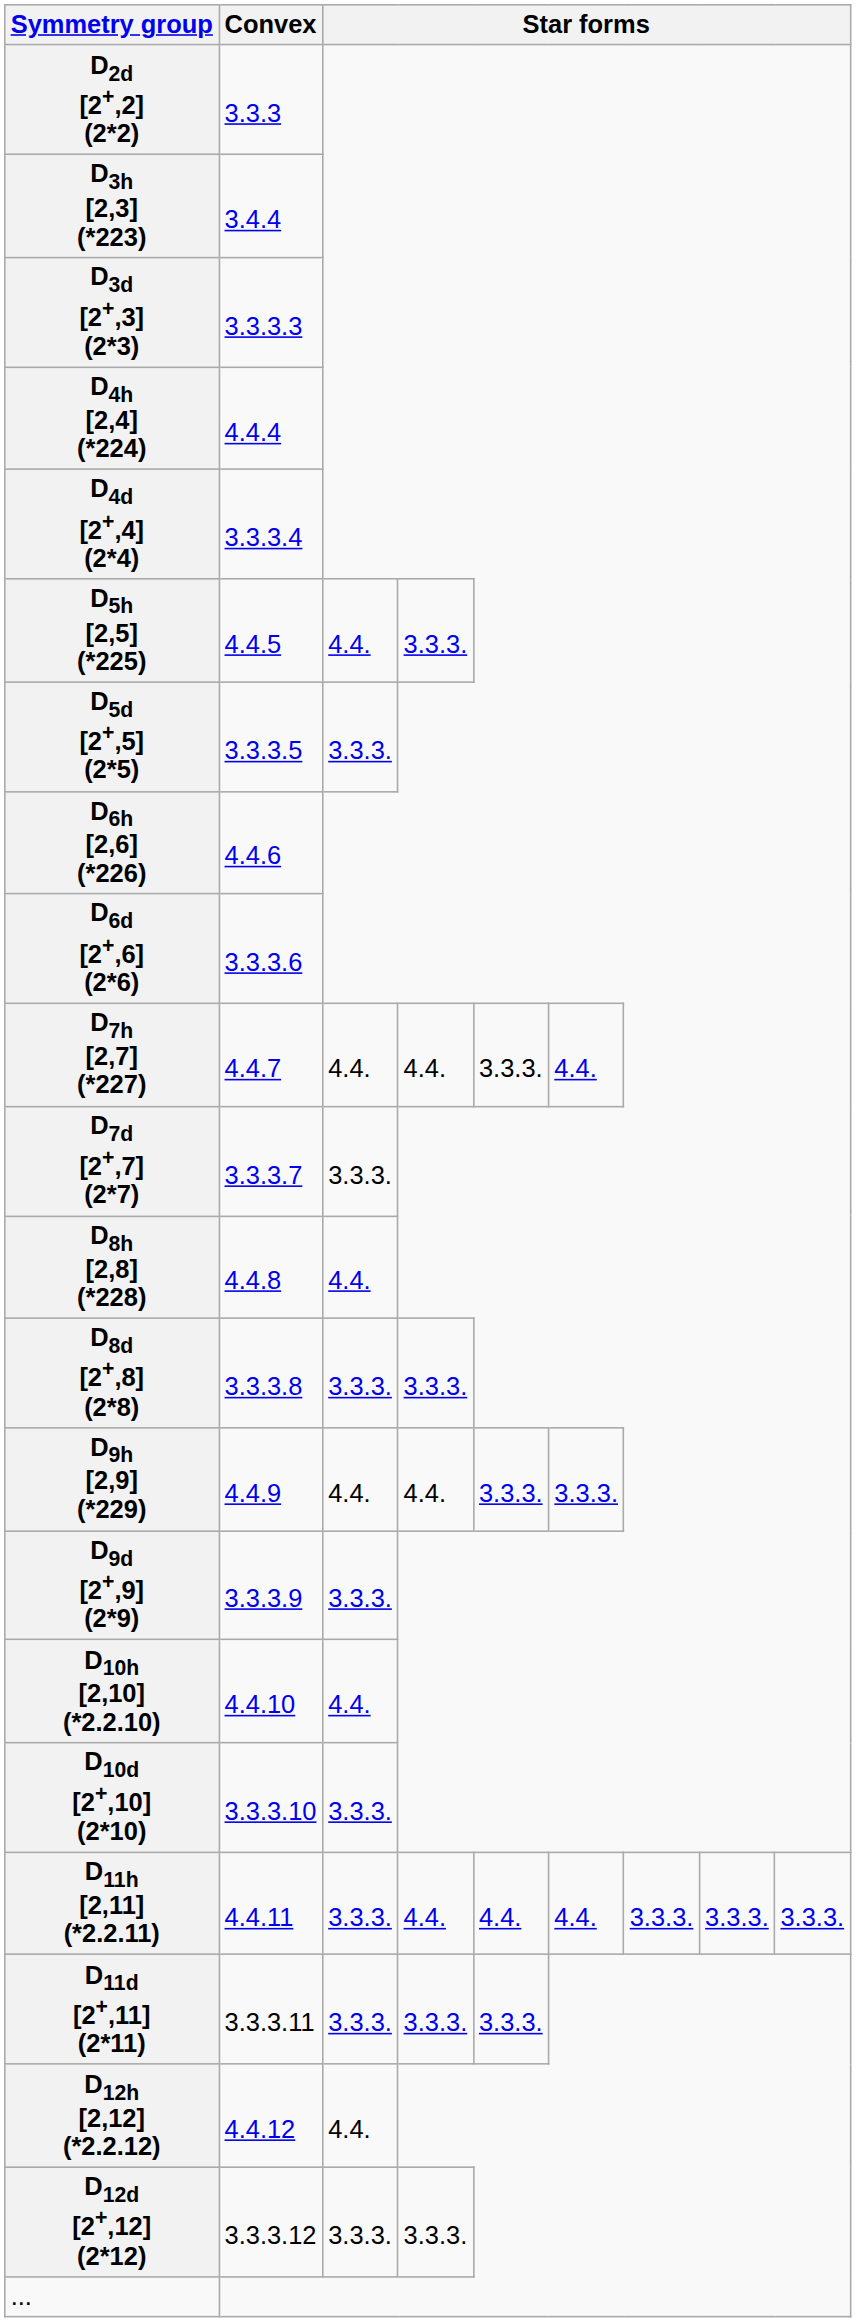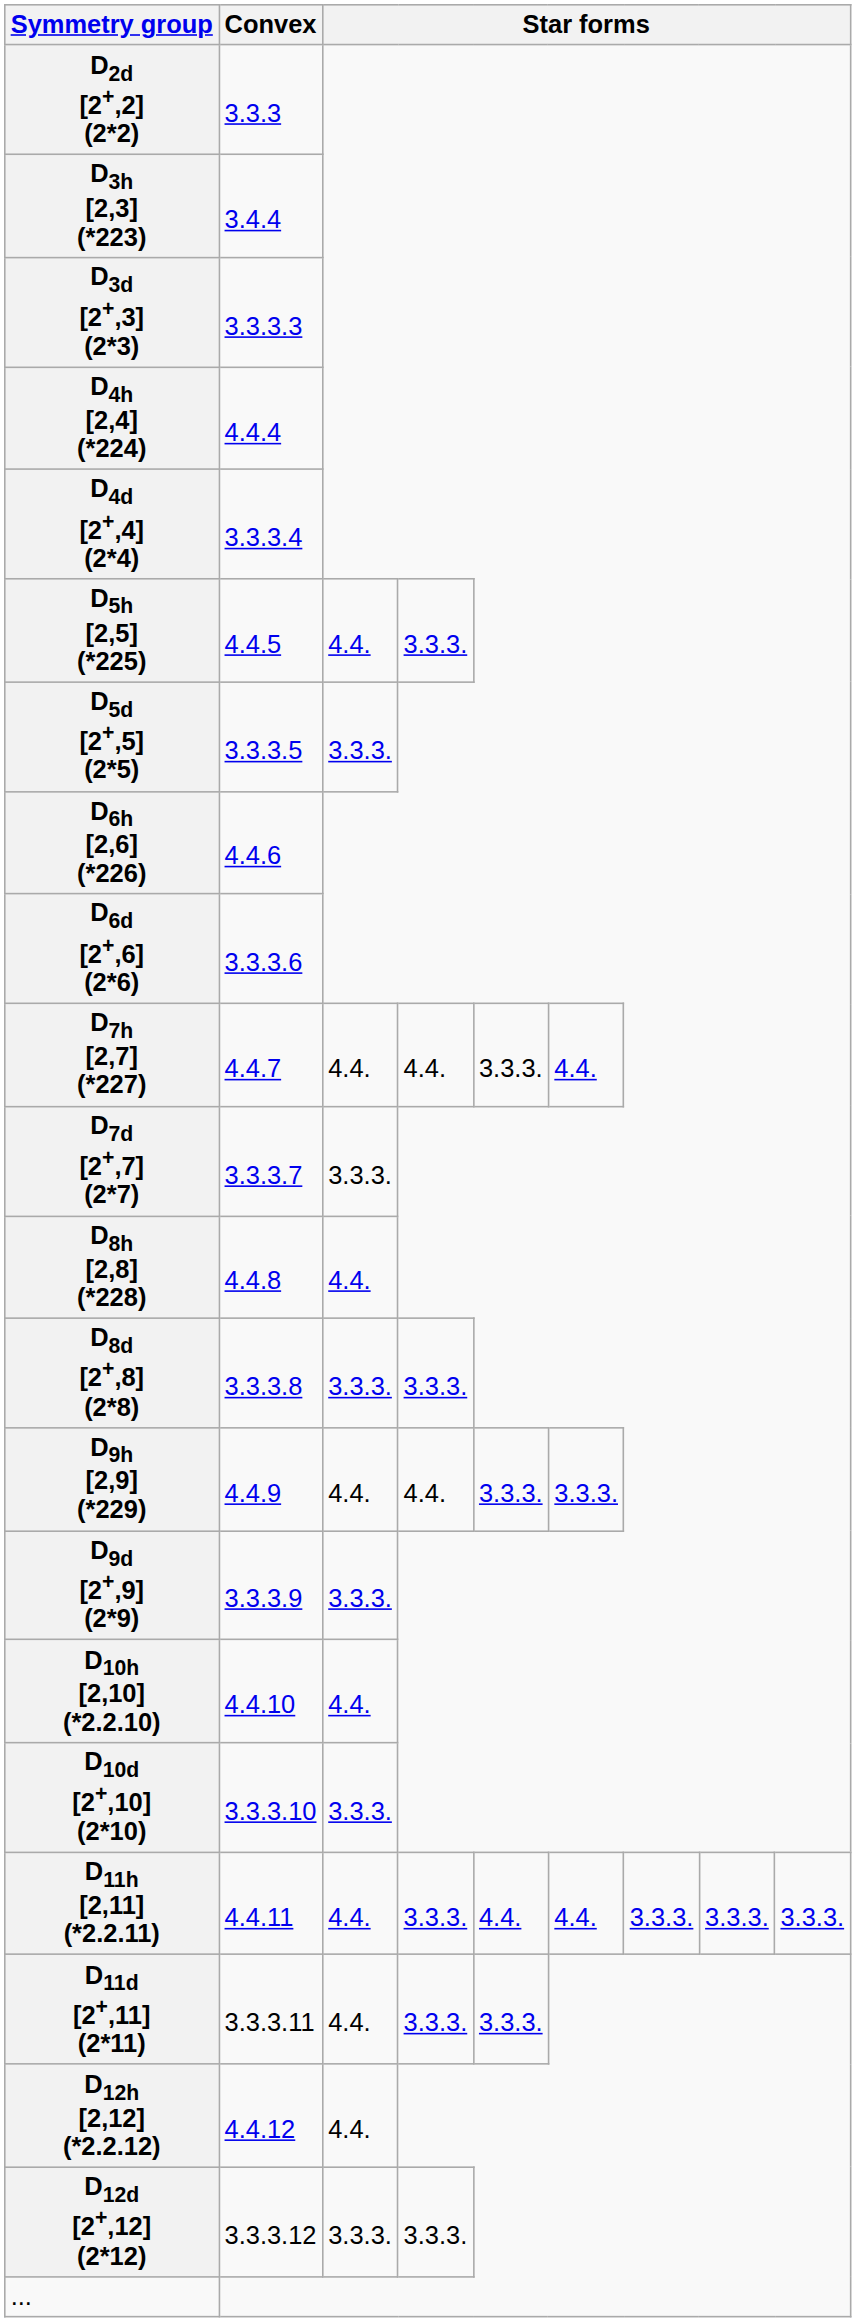(360, 1917) 3.3.3. -> (349, 1917) 4.4.
(425, 1917) 4.4. -> (435, 1917) 3.3.3.
(360, 2023) 3.3.3. -> (349, 2023) 4.4.
